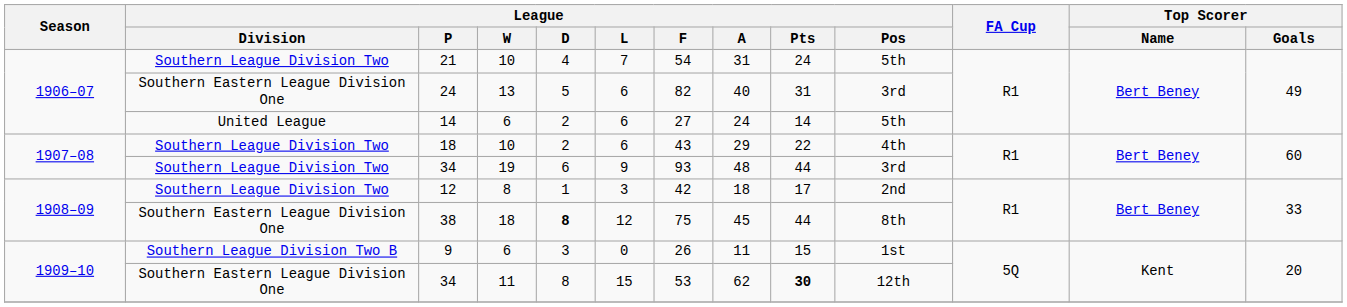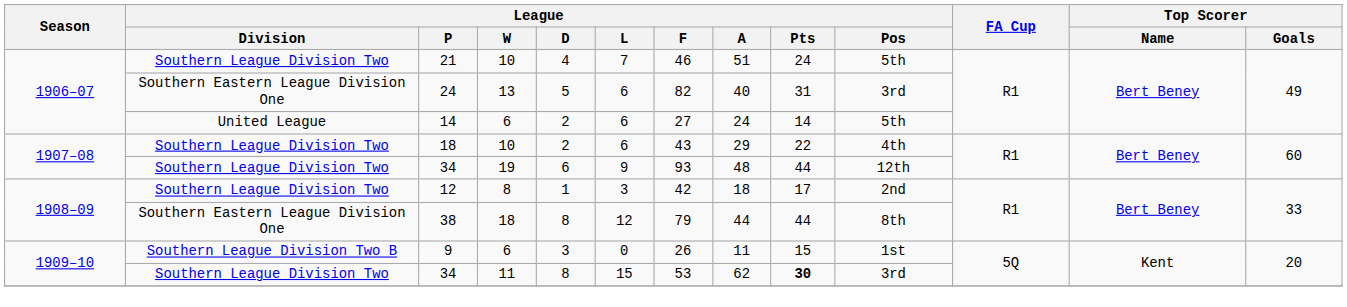(683, 61) 54 -> (683, 61) 46
(742, 61) 31 -> (742, 61) 51
(893, 168) 3rd -> (893, 168) 12th
(566, 221) bold -> (566, 221) normal
(683, 221) 75 -> (683, 221) 79
(742, 221) 45 -> (742, 221) 44
(272, 283) Southern Eastern League Division One -> (272, 275) Southern League Division Two
(893, 283) 12th -> (893, 275) 3rd
